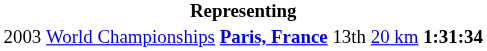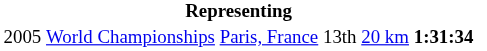(22, 37) 2003 -> (22, 37) 2005
(274, 37) bold -> (269, 37) normal
